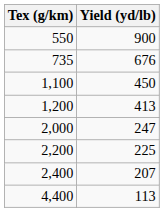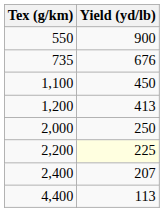(145, 128) 247 -> (145, 128) 250
(145, 151) no background -> (145, 151) lightyellow background
